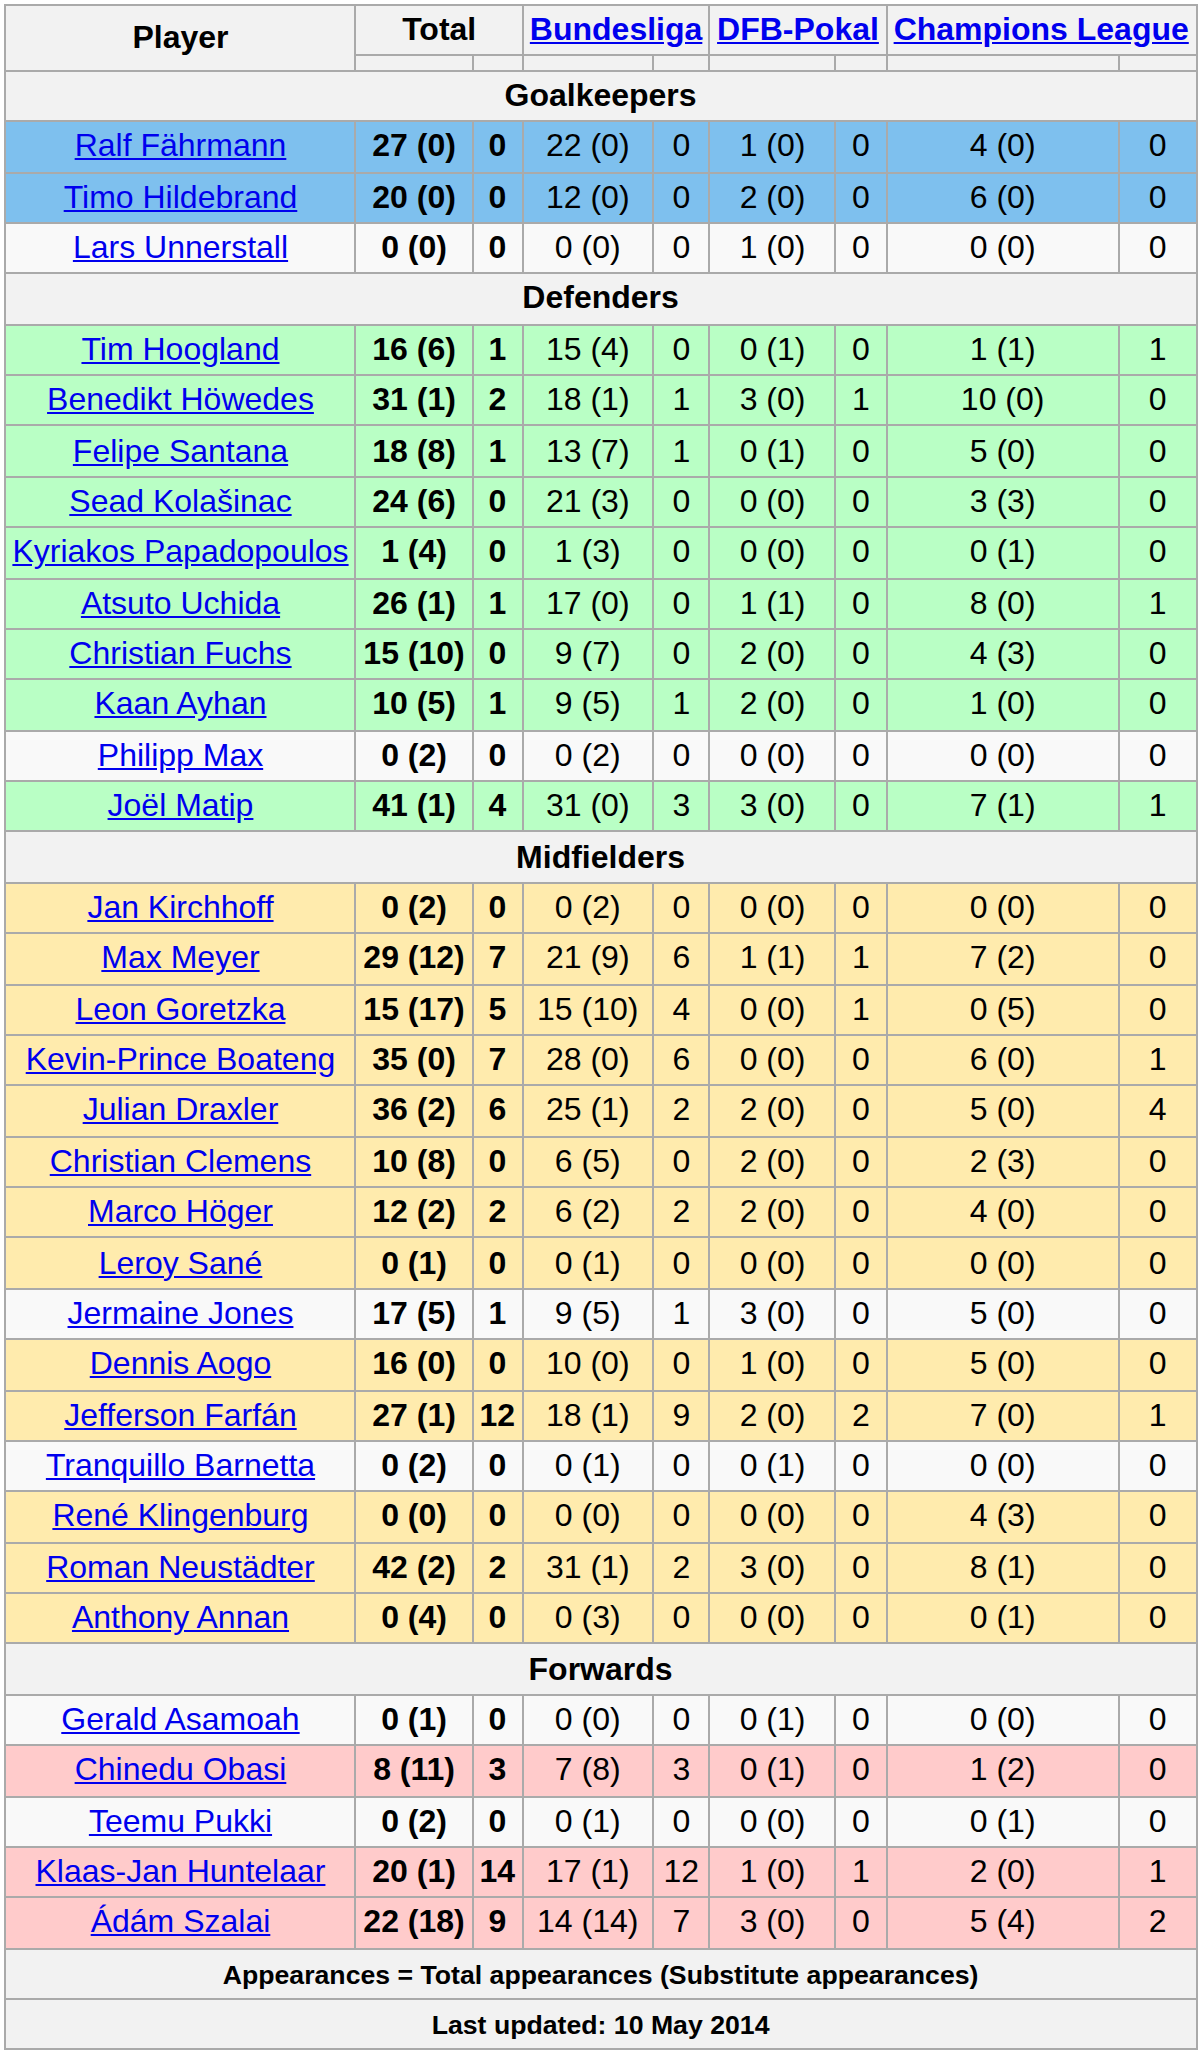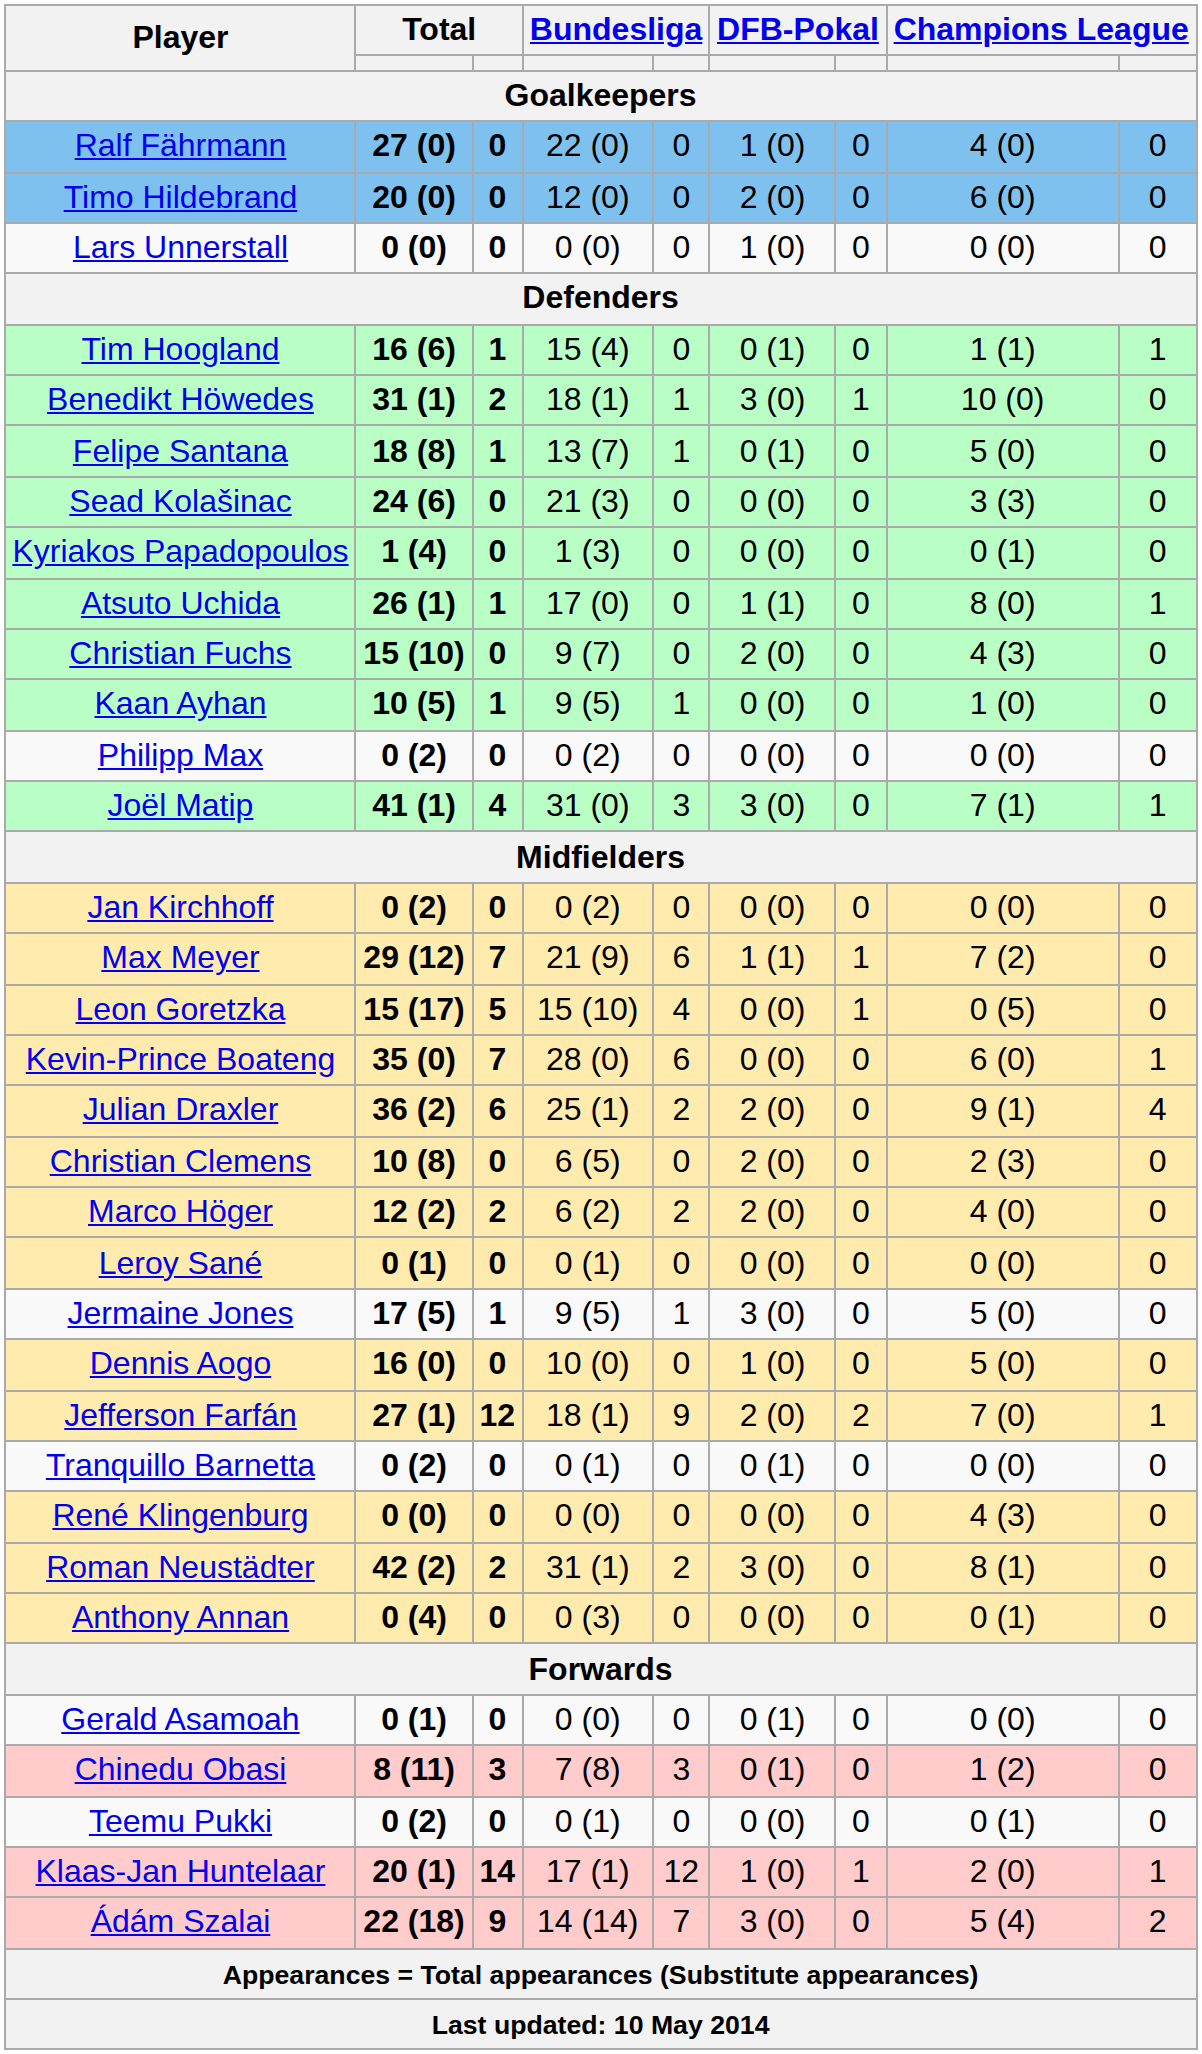(773, 704) 2 (0) -> (773, 704) 0 (0)
(1003, 1110) 5 (0) -> (1003, 1110) 9 (1)
